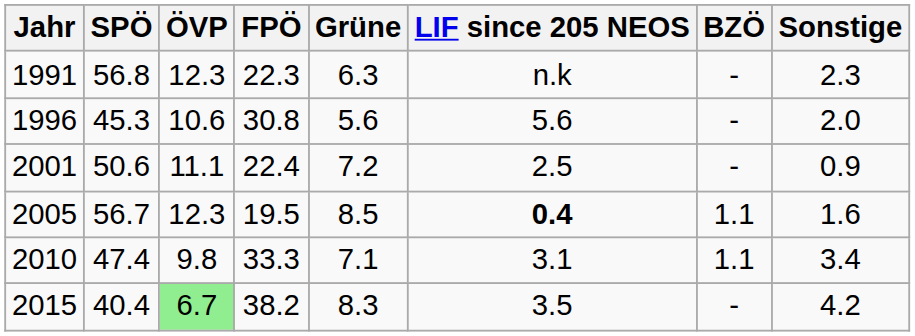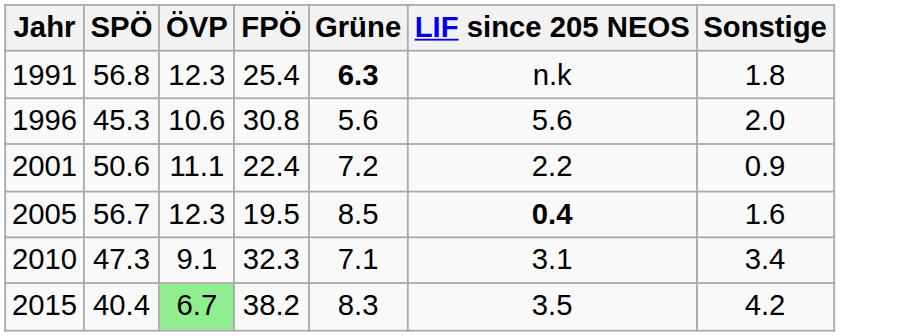- column: (734, 27)
(271, 74) 22.3 -> (271, 74) 25.4
(358, 74) normal -> (358, 74) bold
(840, 74) 2.3 -> (765, 74) 1.8
(552, 167) 2.5 -> (552, 167) 2.2
(122, 259) 47.4 -> (122, 259) 47.3
(197, 259) 9.8 -> (197, 259) 9.1
(271, 259) 33.3 -> (271, 259) 32.3
